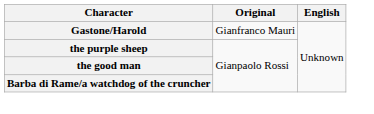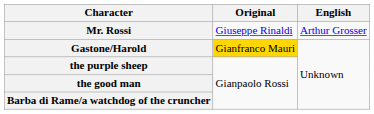+ row: (109, 30)
(255, 30) no background -> (255, 48) gold background
